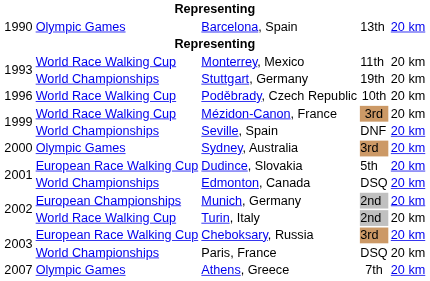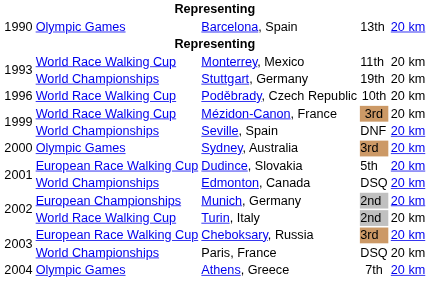(18, 270) 2007 -> (18, 270) 2004
